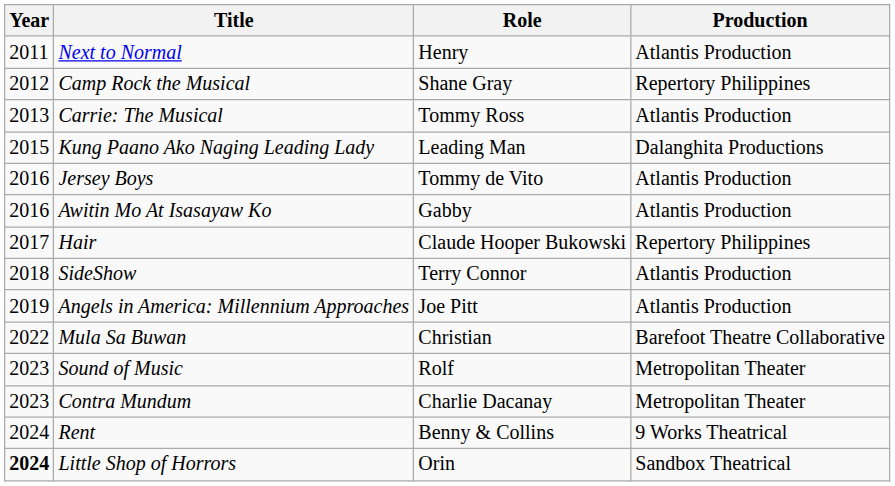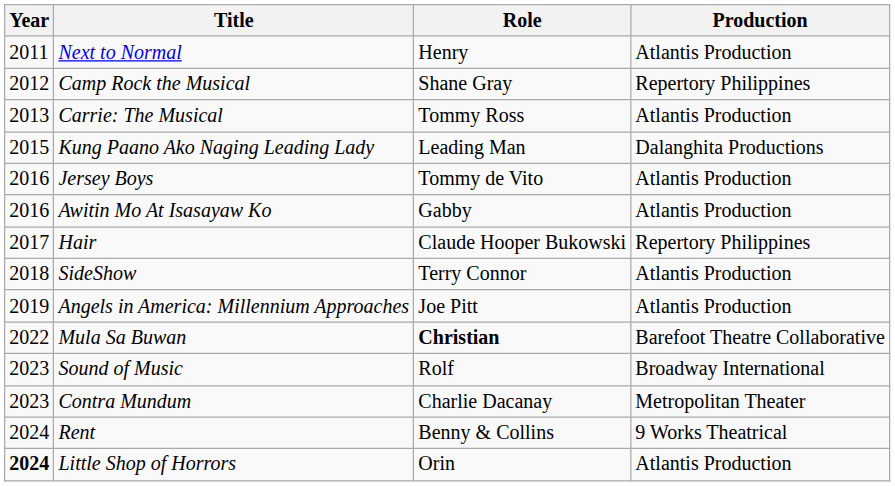(455, 337) normal -> (459, 337) bold
(720, 369) Metropolitan Theater -> (730, 369) Broadway International
(713, 464) Sandbox Theatrical -> (713, 464) Atlantis Production
